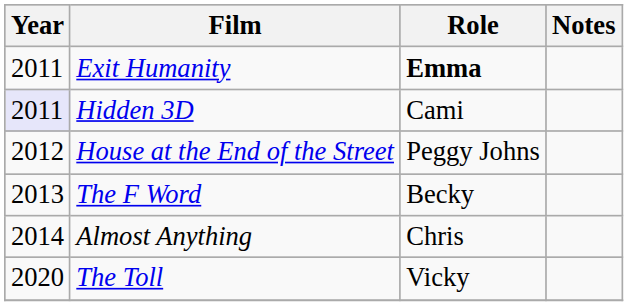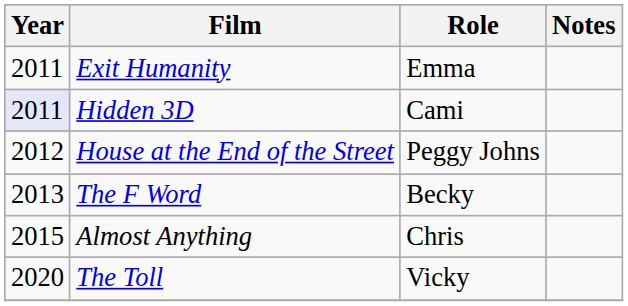(444, 67) bold -> (441, 67) normal
(38, 236) 2014 -> (38, 236) 2015
